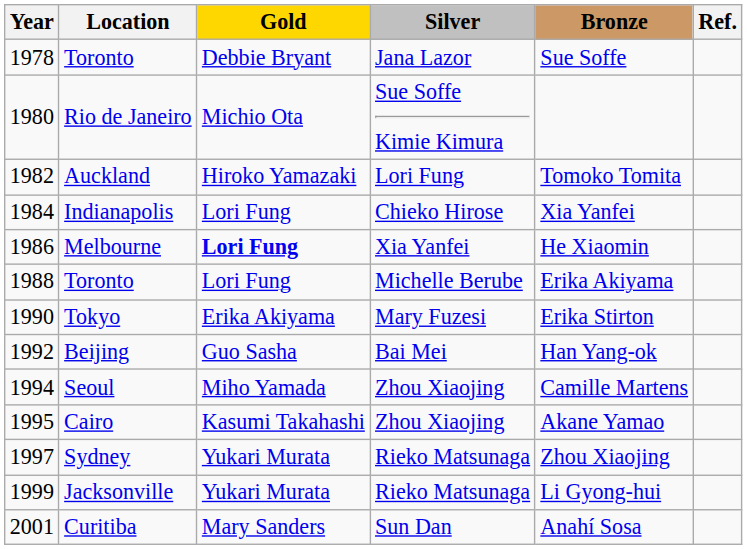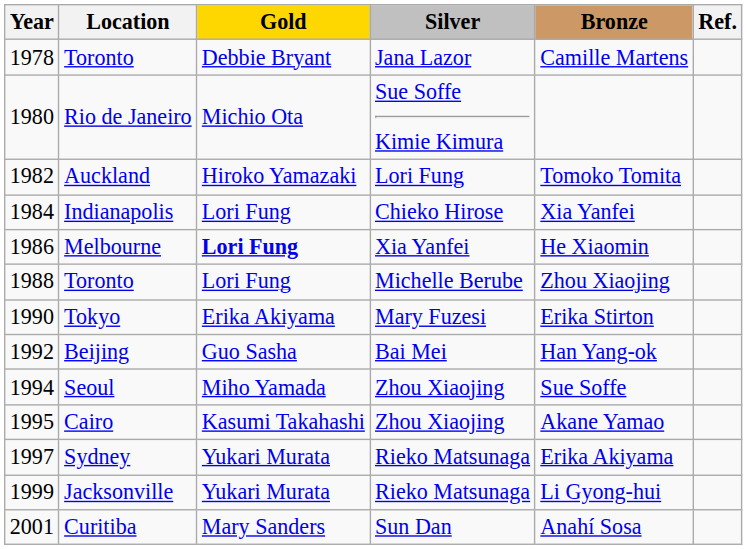(583, 57) Sue Soffe -> (614, 57) Camille Martens
(607, 281) Erika Akiyama -> (605, 281) Zhou Xiaojing
(614, 386) Camille Martens -> (583, 386) Sue Soffe
(605, 456) Zhou Xiaojing -> (607, 456) Erika Akiyama
